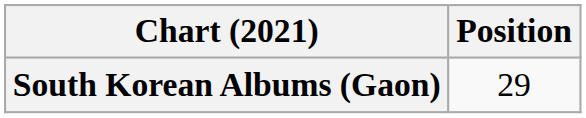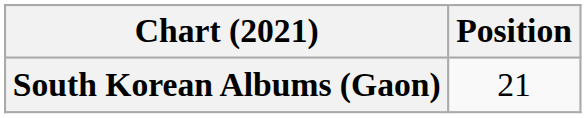(514, 84) 29 -> (514, 84) 21
